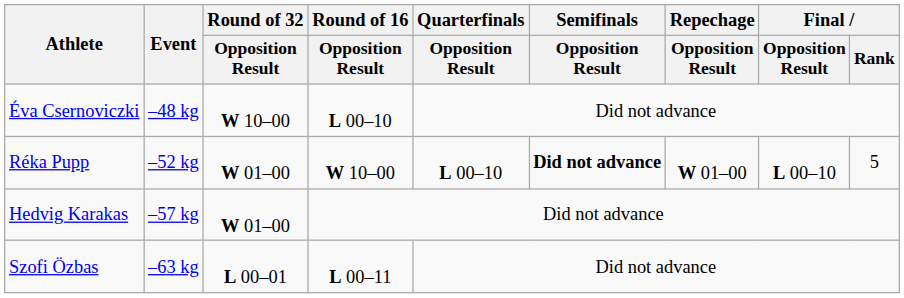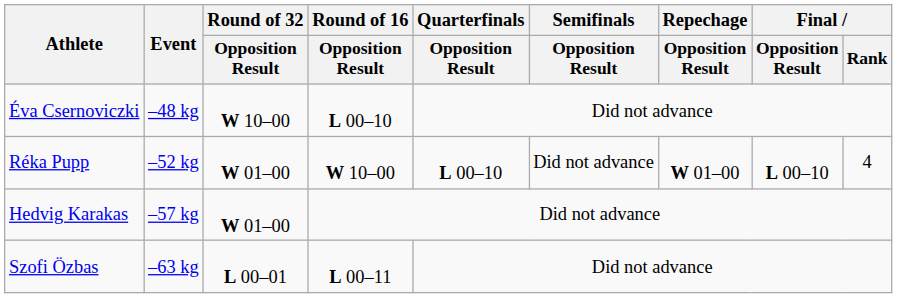(597, 162) bold -> (594, 162) normal
(874, 162) 5 -> (867, 162) 4
